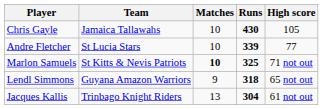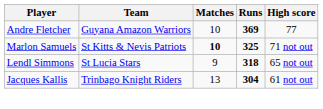- row: (32, 29)
(111, 46) St Lucia Stars -> (136, 29) Guyana Amazon Warriors
(251, 46) 339 -> (251, 29) 369
(136, 79) Guyana Amazon Warriors -> (111, 63) St Lucia Stars
